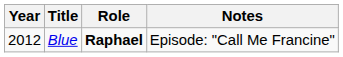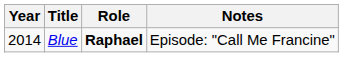(24, 39) 2012 -> (24, 39) 2014
